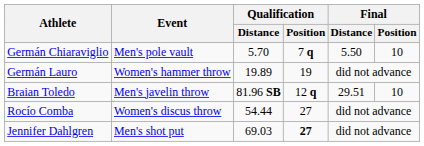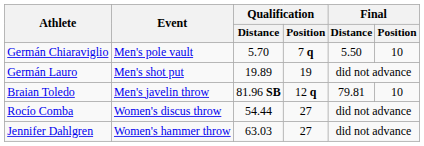(172, 72) Women's hammer throw -> (149, 72) Men's shot put
(351, 92) 29.51 -> (351, 92) 79.81
(149, 131) Men's shot put -> (172, 131) Women's hammer throw
(258, 131) 69.03 -> (258, 131) 63.03
(306, 131) bold -> (306, 131) normal
